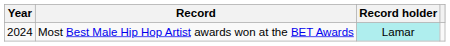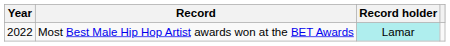(20, 31) 2024 -> (20, 31) 2022
